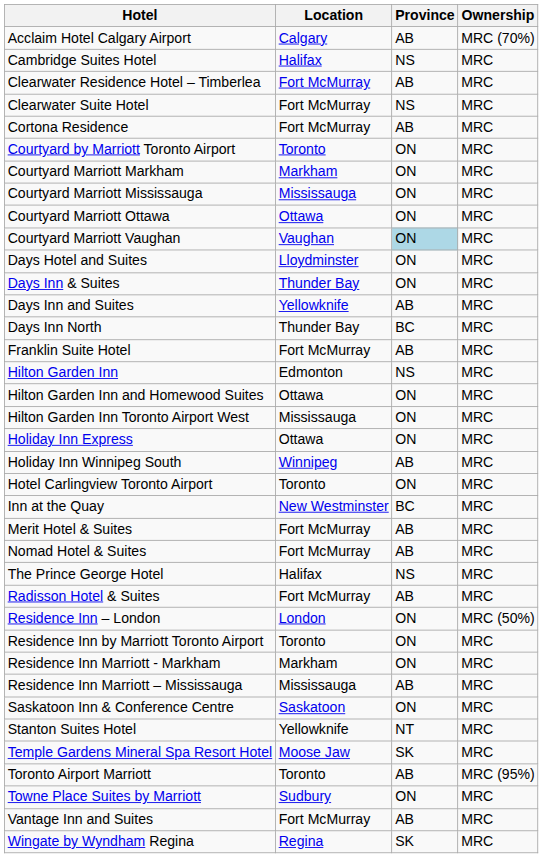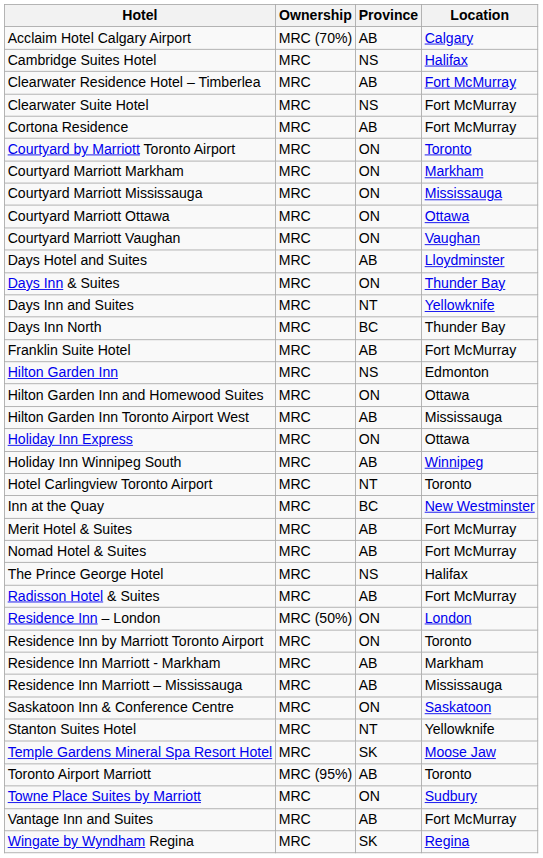columns swapped: (334, 15) <-> (498, 15)
(406, 238) lightblue background -> (369, 238) no background
(406, 261) ON -> (368, 261) AB
(405, 305) AB -> (368, 305) NT
(406, 417) ON -> (368, 417) AB
(406, 484) ON -> (368, 484) NT
(406, 663) ON -> (368, 663) AB
